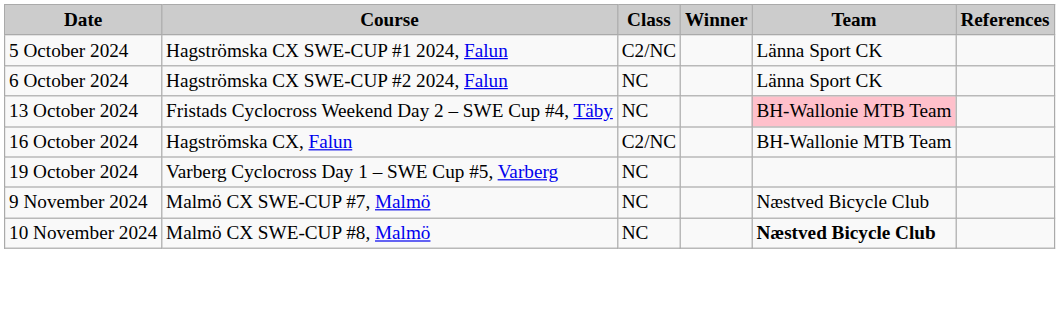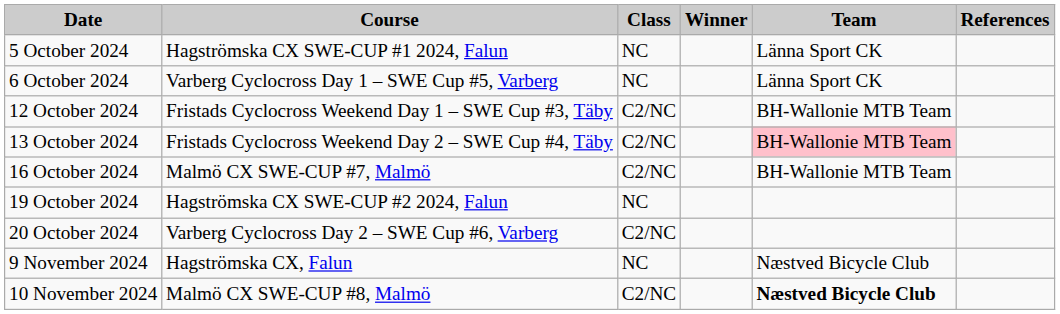(649, 50) C2/NC -> (635, 50) NC
(337, 80) Hagströmska CX SWE-CUP #2 2024, Falun -> (362, 80) Varberg Cyclocross Day 1 – SWE Cup #5, Varberg
+ row: (74, 111)
(635, 111) NC -> (649, 141) C2/NC
(259, 141) Hagströmska CX, Falun -> (298, 171) Malmö CX SWE-CUP #7, Malmö
(362, 171) Varberg Cyclocross Day 1 – SWE Cup #5, Varberg -> (337, 202) Hagströmska CX SWE-CUP #2 2024, Falun
+ row: (74, 232)
(298, 202) Malmö CX SWE-CUP #7, Malmö -> (259, 263) Hagströmska CX, Falun
(635, 232) NC -> (649, 293) C2/NC
